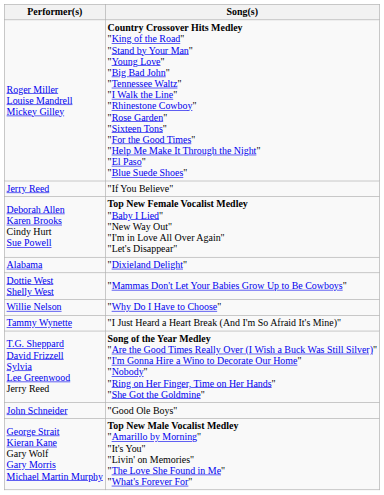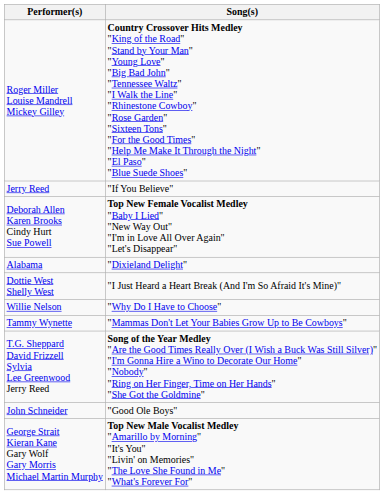(227, 286) "Mammas Don't Let Your Babies Grow Up to Be Cowboys" -> (224, 286) "I Just Heard a Heart Break (And I'm So Afraid It's Mine)"
(224, 323) "I Just Heard a Heart Break (And I'm So Afraid It's Mine)" -> (227, 323) "Mammas Don't Let Your Babies Grow Up to Be Cowboys"
